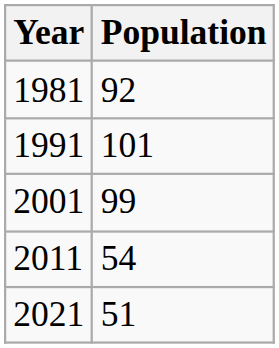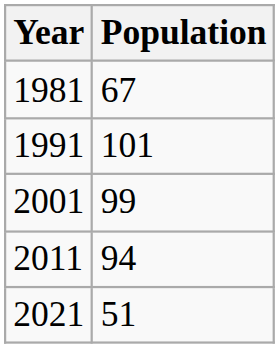(118, 88) 92 -> (118, 88) 67
(118, 257) 54 -> (118, 257) 94
